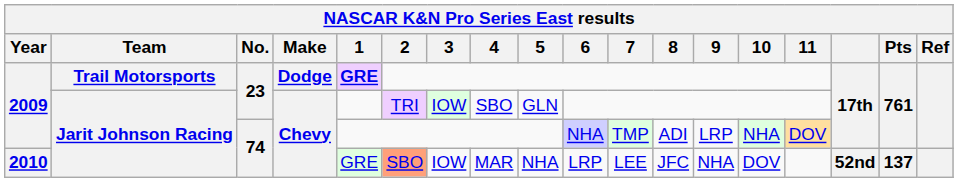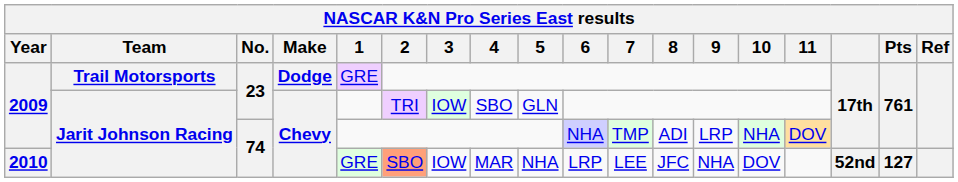(359, 76) bold -> (359, 76) normal
(898, 162) 137 -> (898, 162) 127
